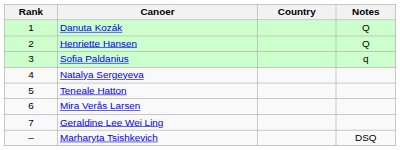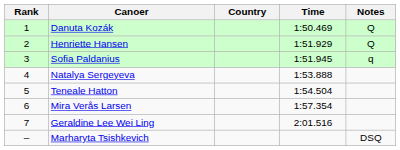+ column: (313, 12)
